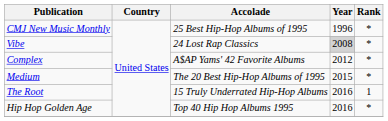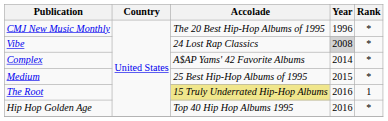(240, 28) 25 Best Hip-Hop Albums of 1995 -> (249, 28) The 20 Best Hip-Hop Albums of 1995
(342, 60) 2012 -> (342, 60) 2014
(249, 76) The 20 Best Hip-Hop Albums of 1995 -> (240, 76) 25 Best Hip-Hop Albums of 1995
(250, 92) no background -> (250, 92) khaki background
